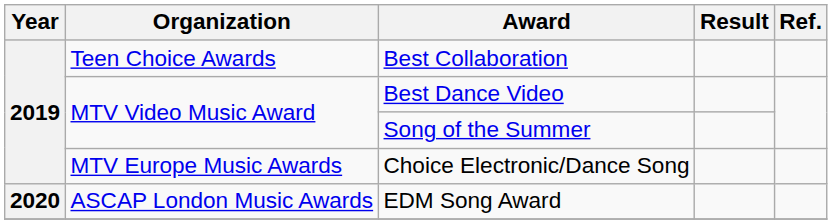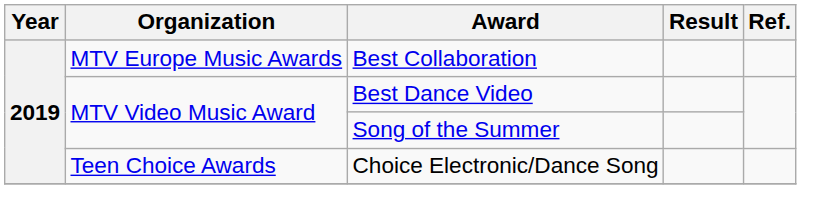(173, 58) Teen Choice Awards -> (206, 58) MTV Europe Music Awards
(206, 165) MTV Europe Music Awards -> (173, 165) Teen Choice Awards
- row: (472, 201)
